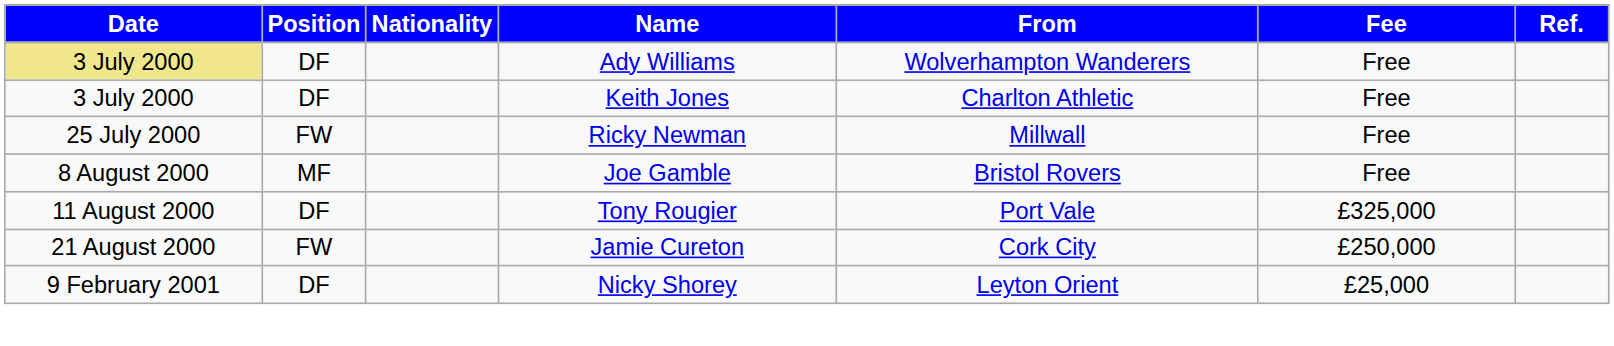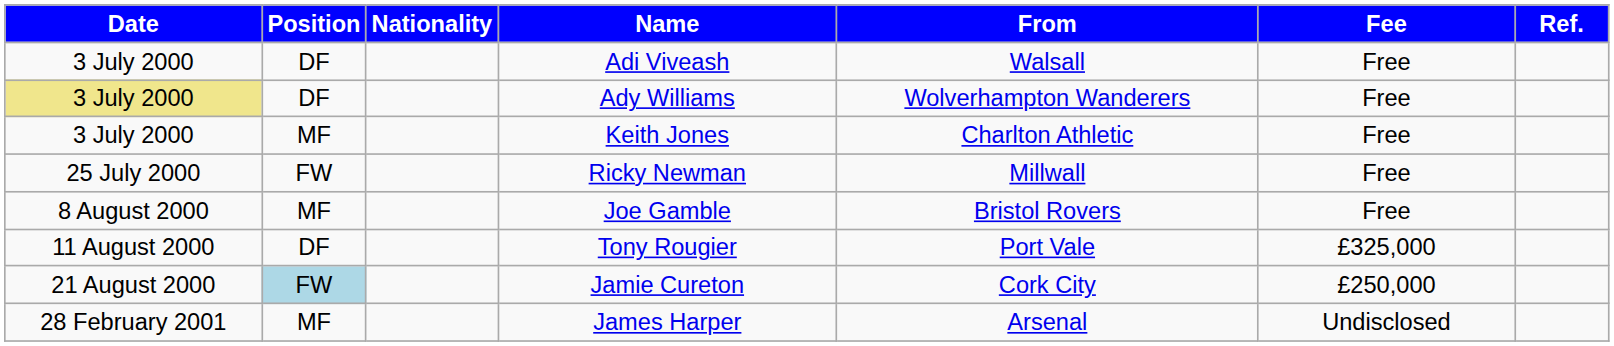+ row: (667, 61)
(314, 98) DF -> (314, 136) MF
(314, 248) no background -> (314, 285) lightblue background
- row: (667, 285)
+ row: (667, 322)
